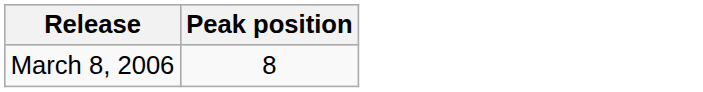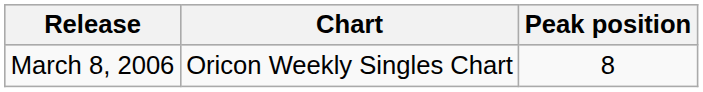+ column: (350, 24)
